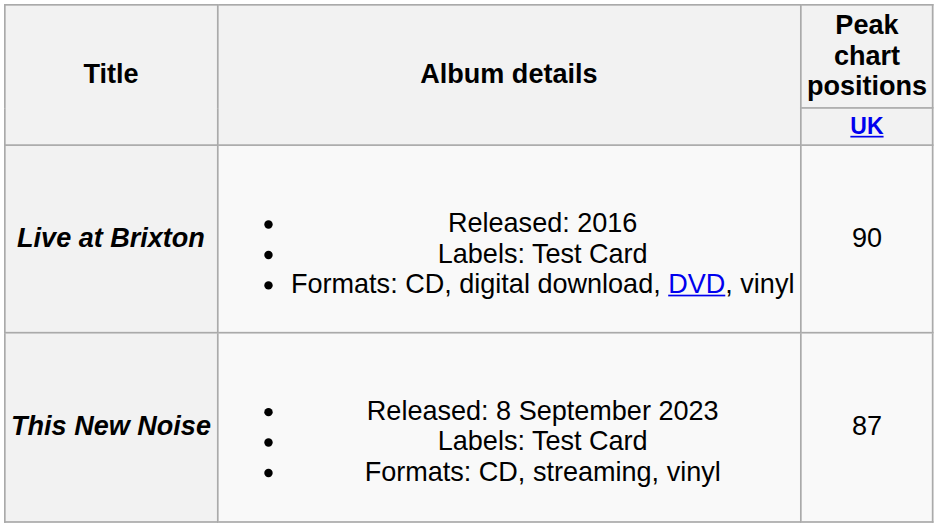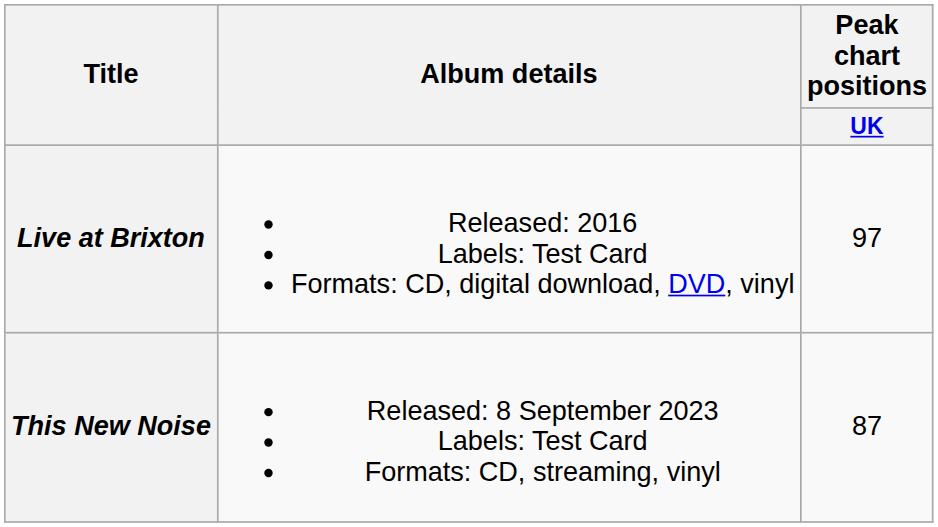(867, 238) 90 -> (867, 238) 97
